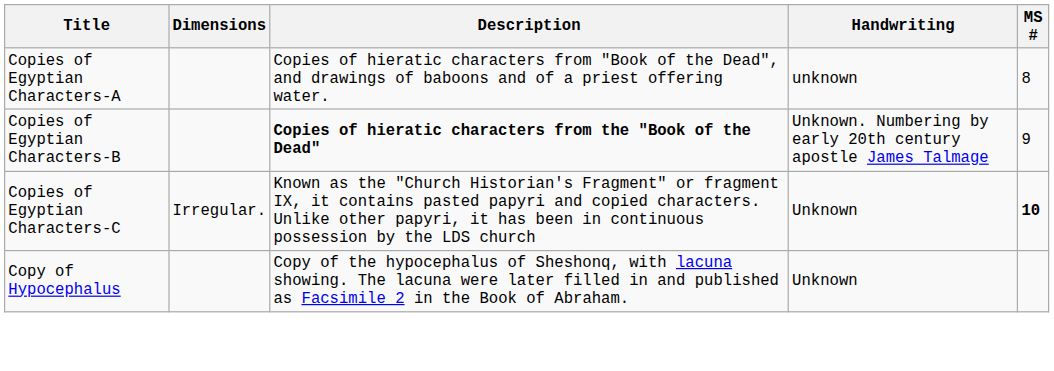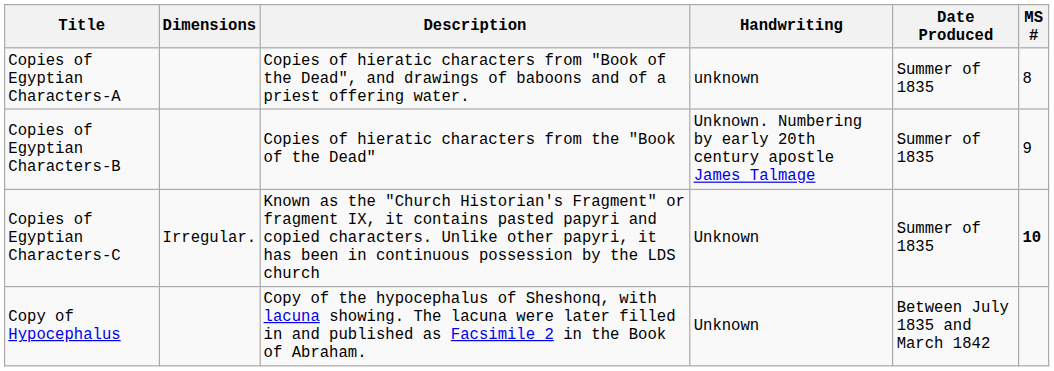+ column: (956, 26)
(512, 140) bold -> (470, 149) normal
